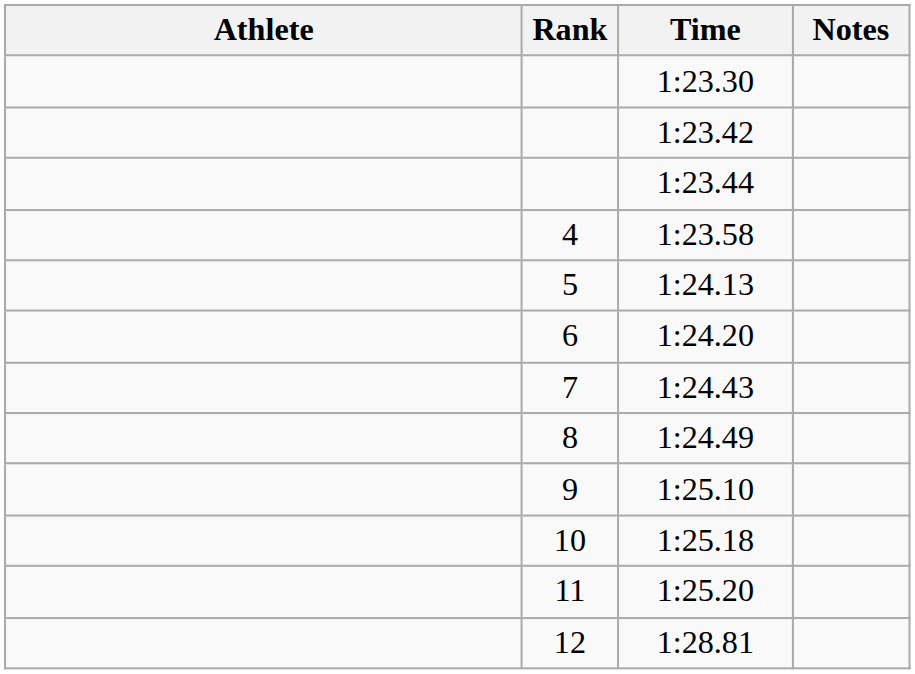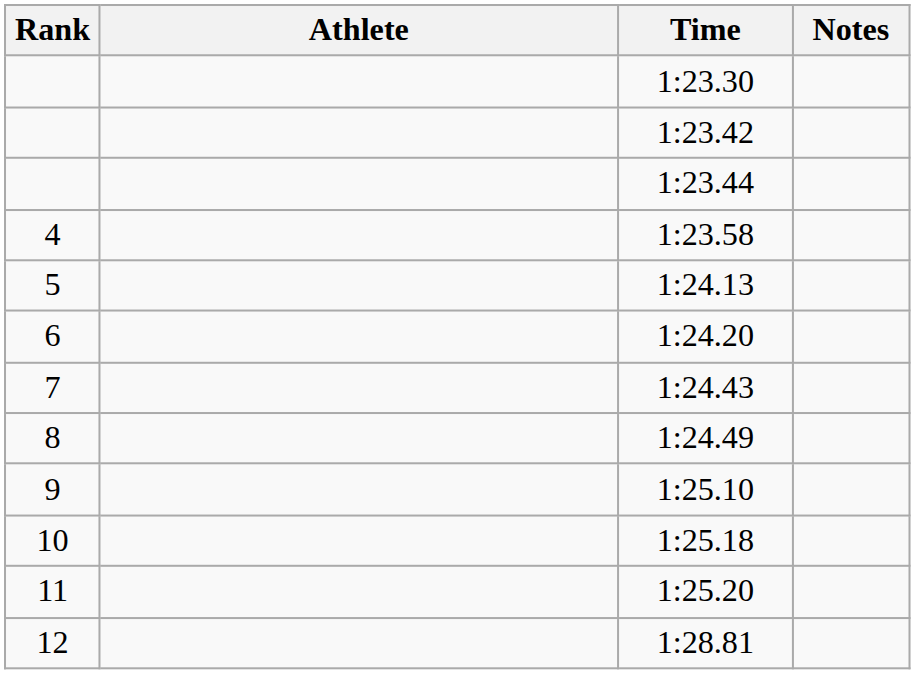columns swapped: (570, 30) <-> (264, 30)
